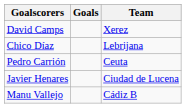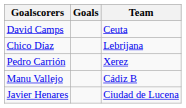(116, 29) Xerez -> (115, 29) Ceuta
(115, 62) Ceuta -> (116, 62) Xerez
rows swapped: (35, 95) <-> (37, 78)
